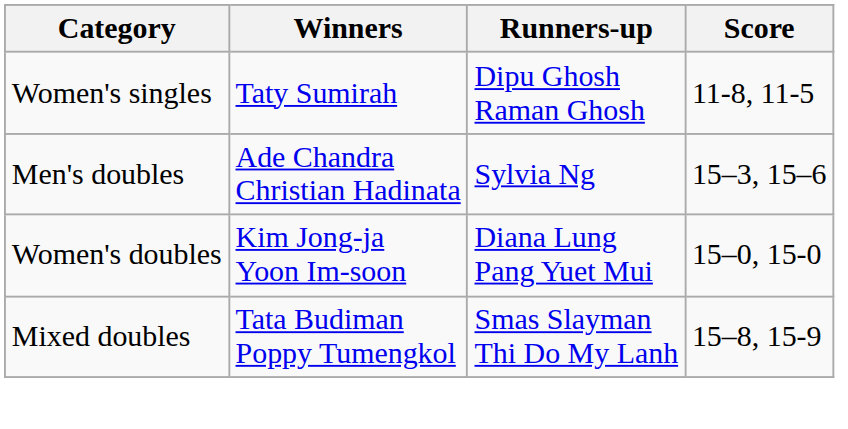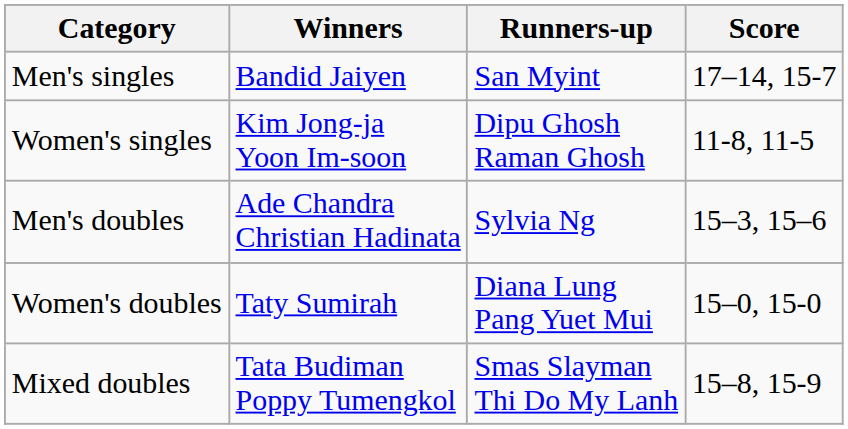+ row: (93, 75)
(316, 92) Taty Sumirah -> (321, 139) Kim Jong-ja Yoon Im-soon
(321, 254) Kim Jong-ja Yoon Im-soon -> (316, 302) Taty Sumirah
